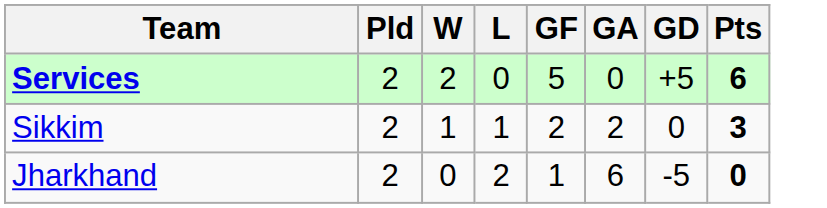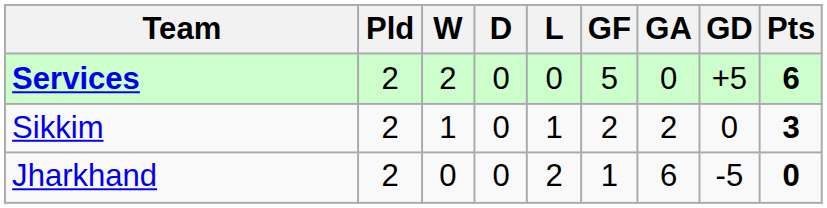+ column: (501, 29)
